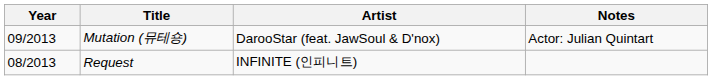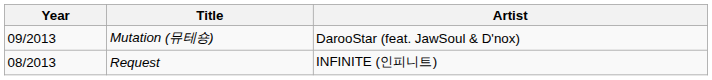- column: (616, 15)
